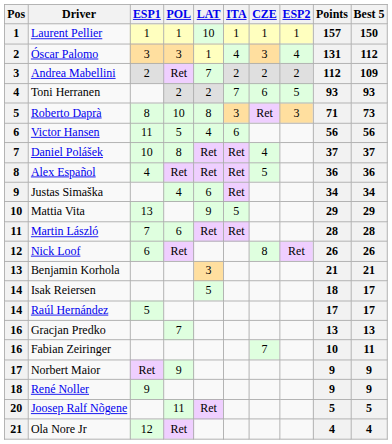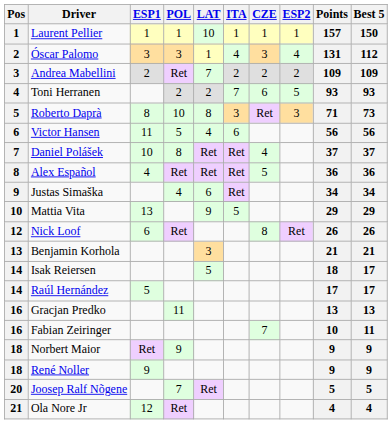(332, 73) 112 -> (332, 73) 109
- row: (65, 231)
(179, 329) 7 -> (179, 310) 11
(16, 369) 17 -> (16, 349) 18
(179, 408) 11 -> (179, 389) 7
